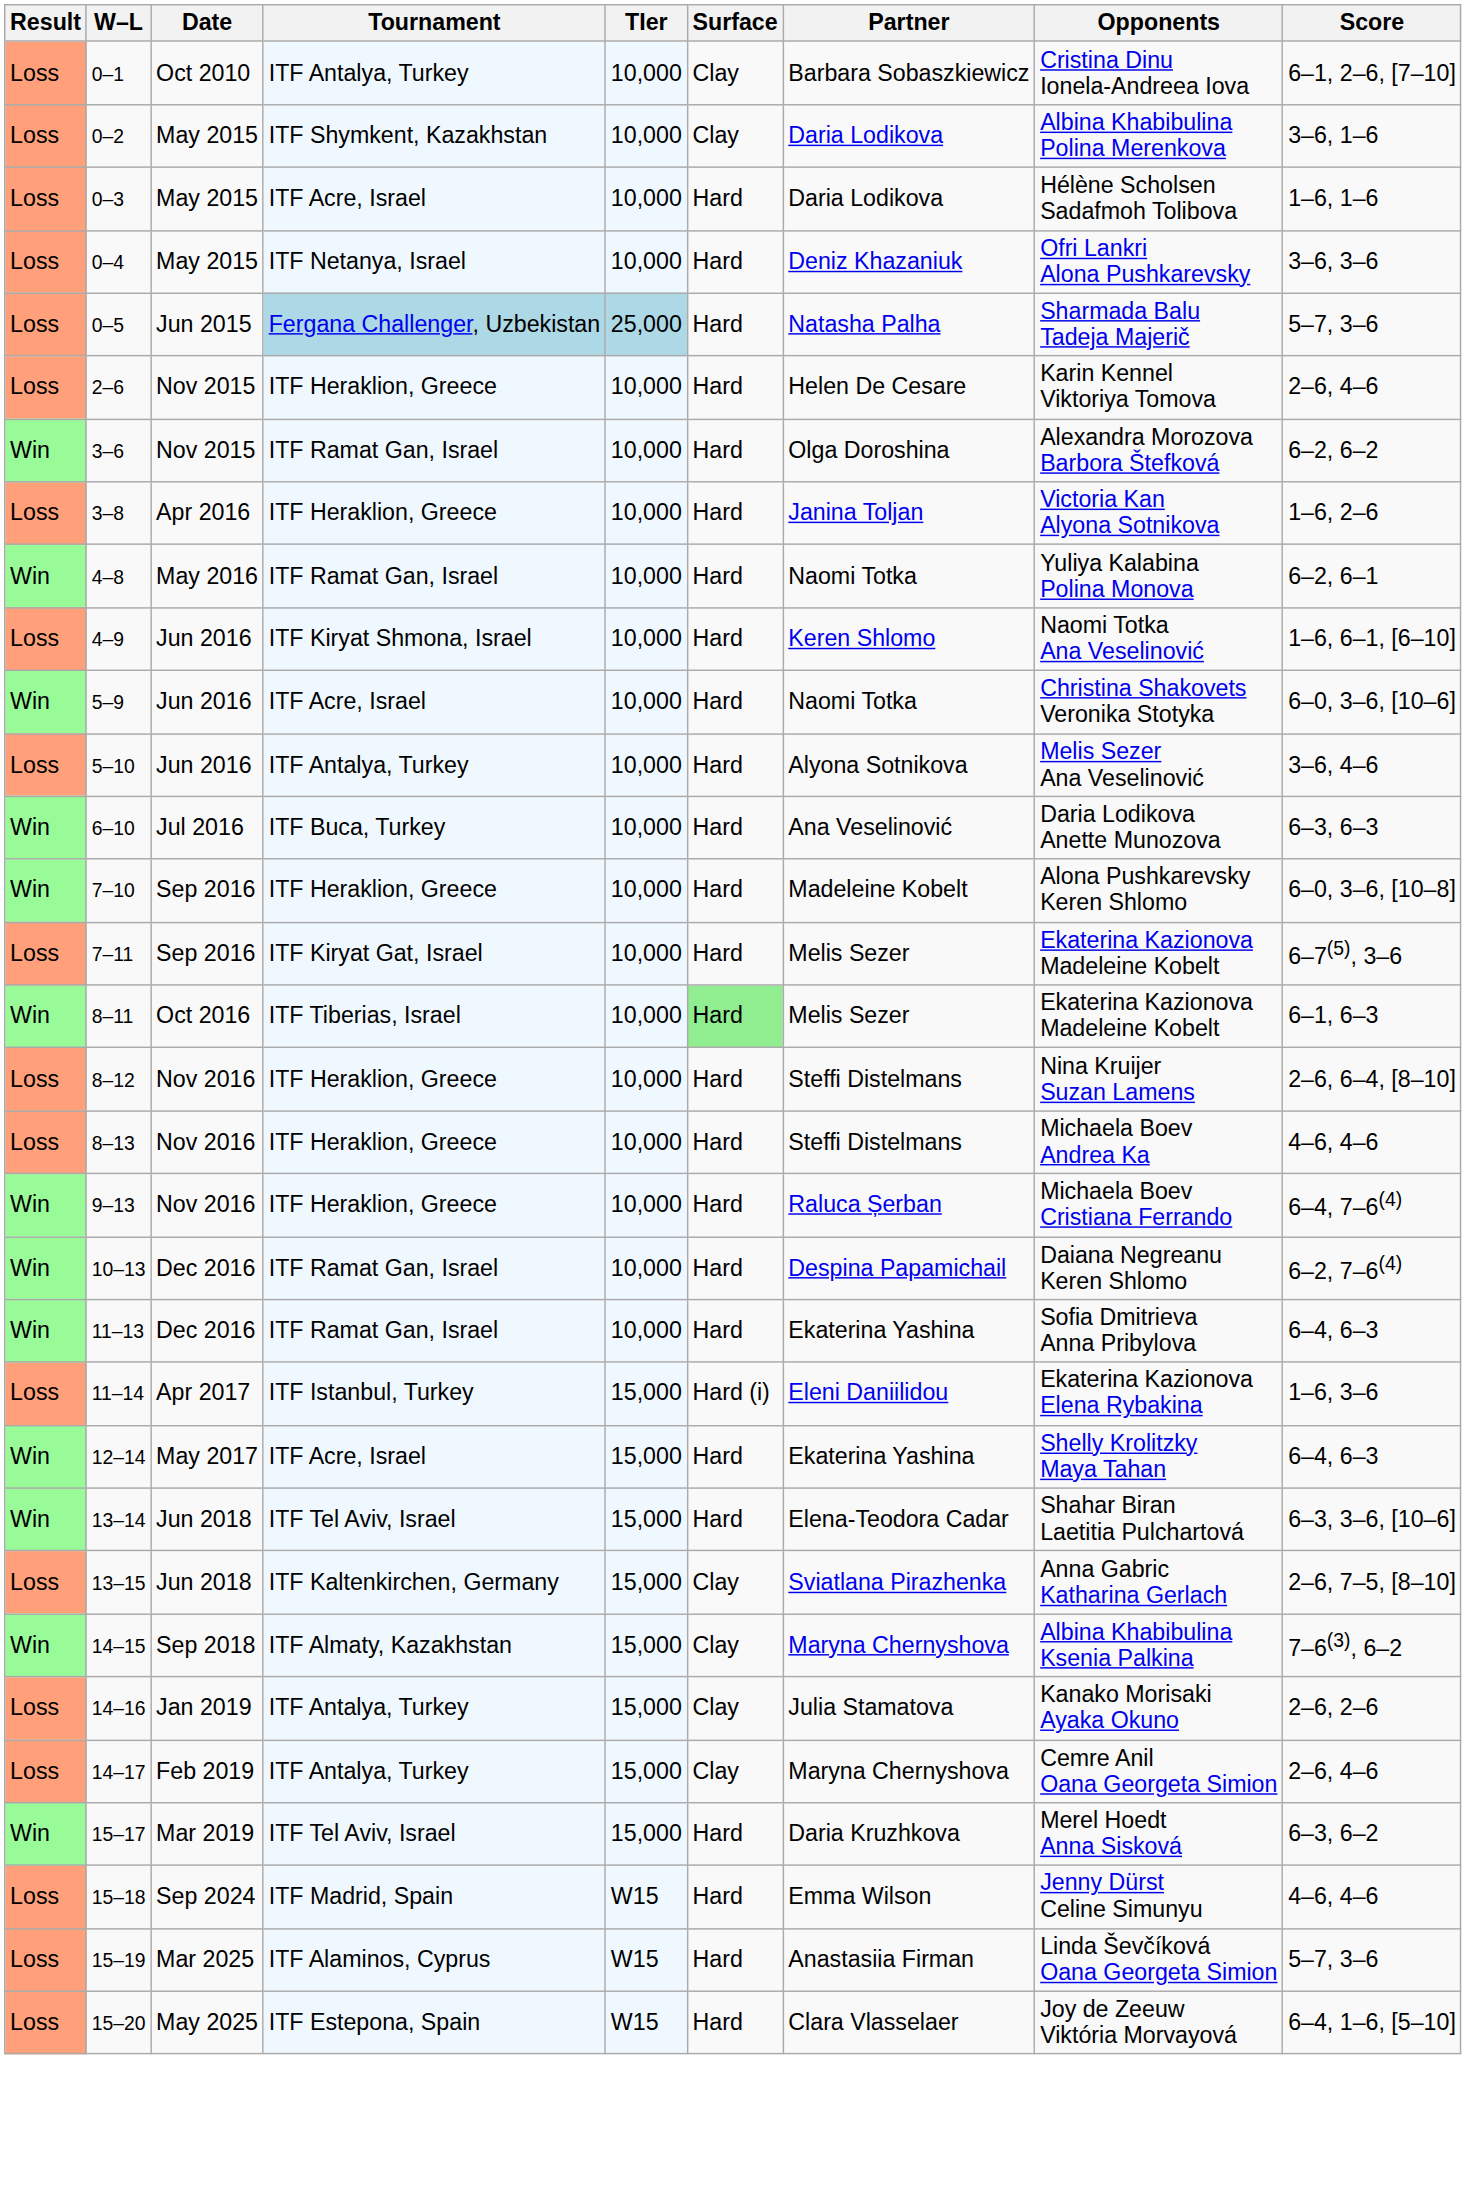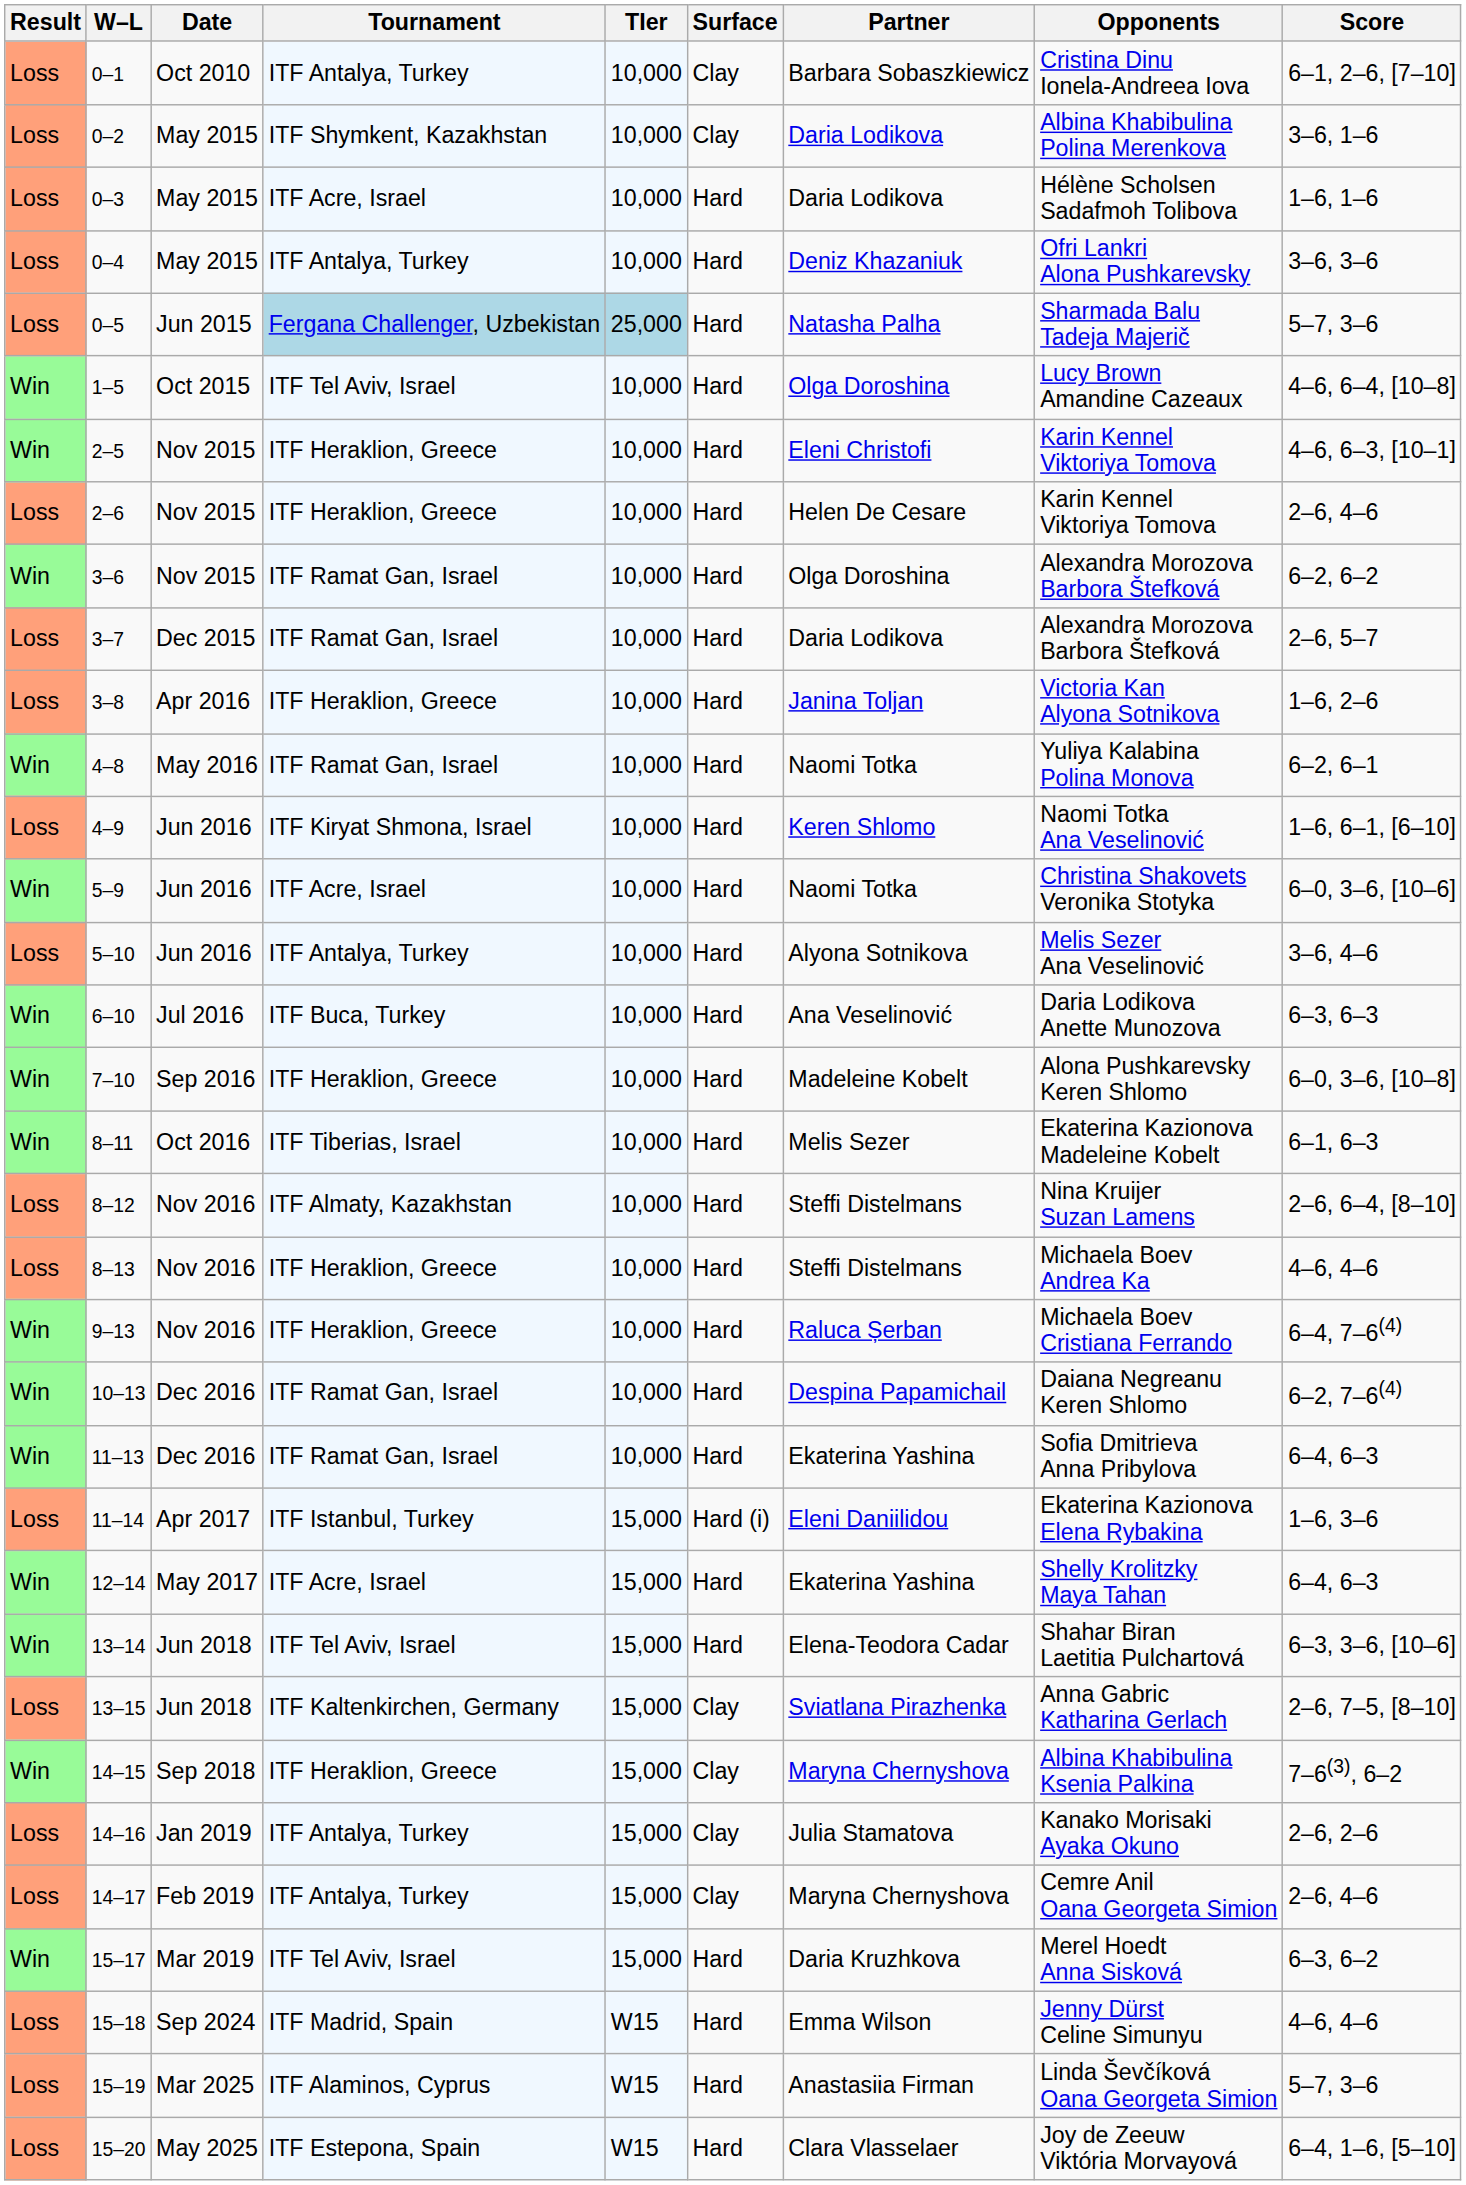(367, 261) ITF Netanya, Israel -> (369, 261) ITF Antalya, Turkey
+ row: (108, 388)
+ row: (108, 451)
+ row: (108, 640)
- row: (112, 954)
(718, 1016) lightgreen background -> (718, 1141) no background
(383, 1079) ITF Heraklion, Greece -> (390, 1204) ITF Almaty, Kazakhstan
(390, 1645) ITF Almaty, Kazakhstan -> (383, 1770) ITF Heraklion, Greece
